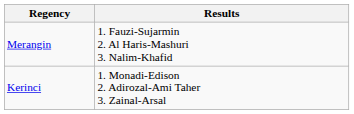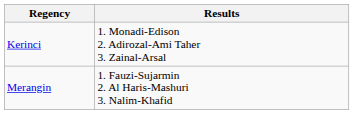rows swapped: (24, 87) <-> (29, 44)
